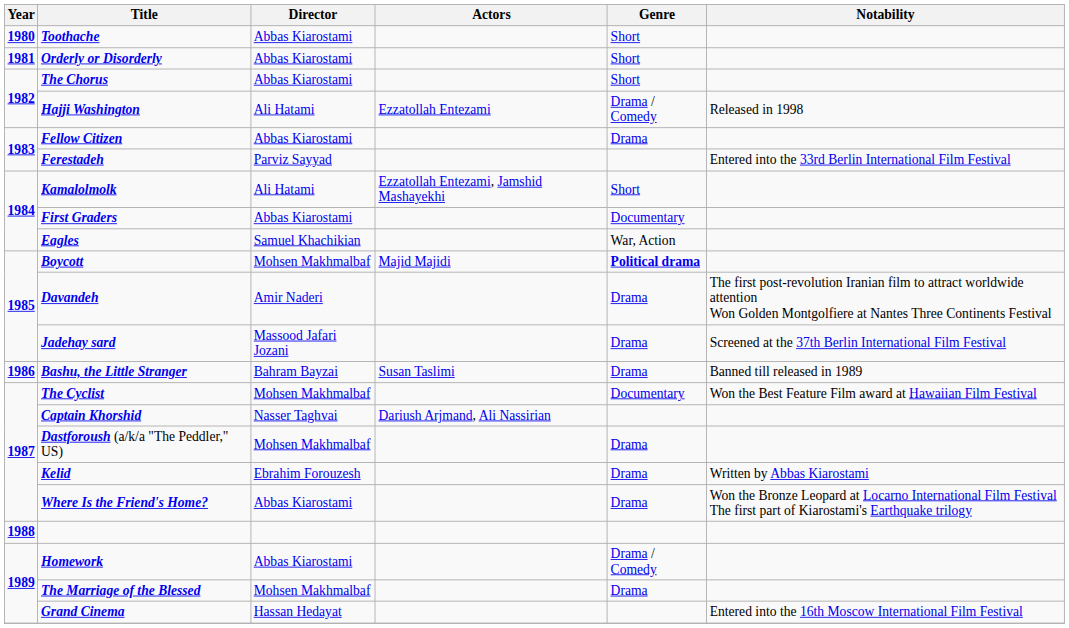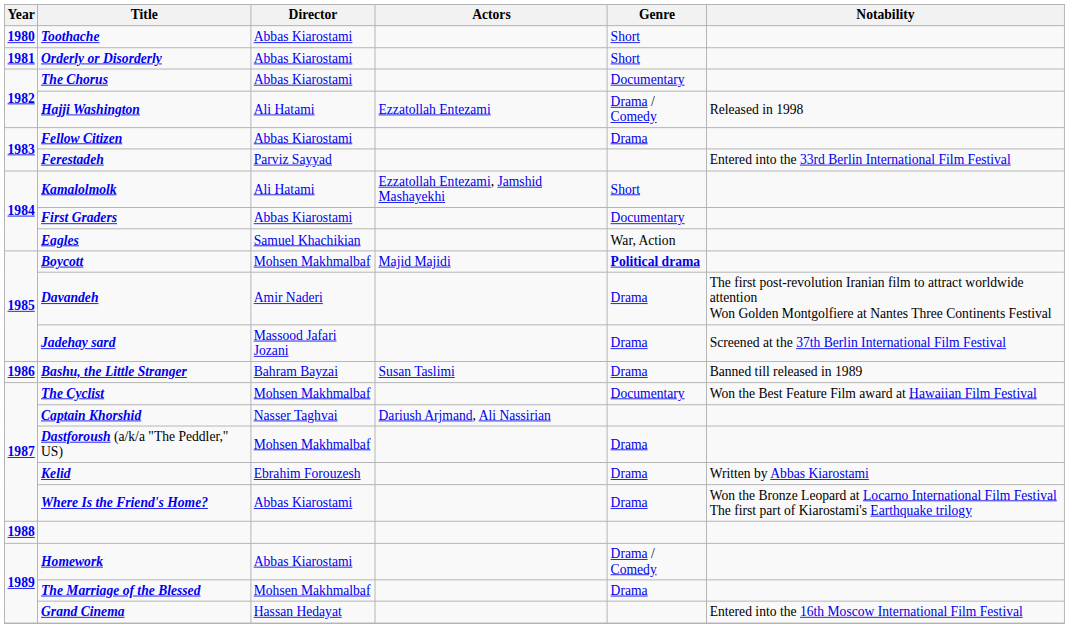(625, 79) Short -> (648, 79) Documentary
